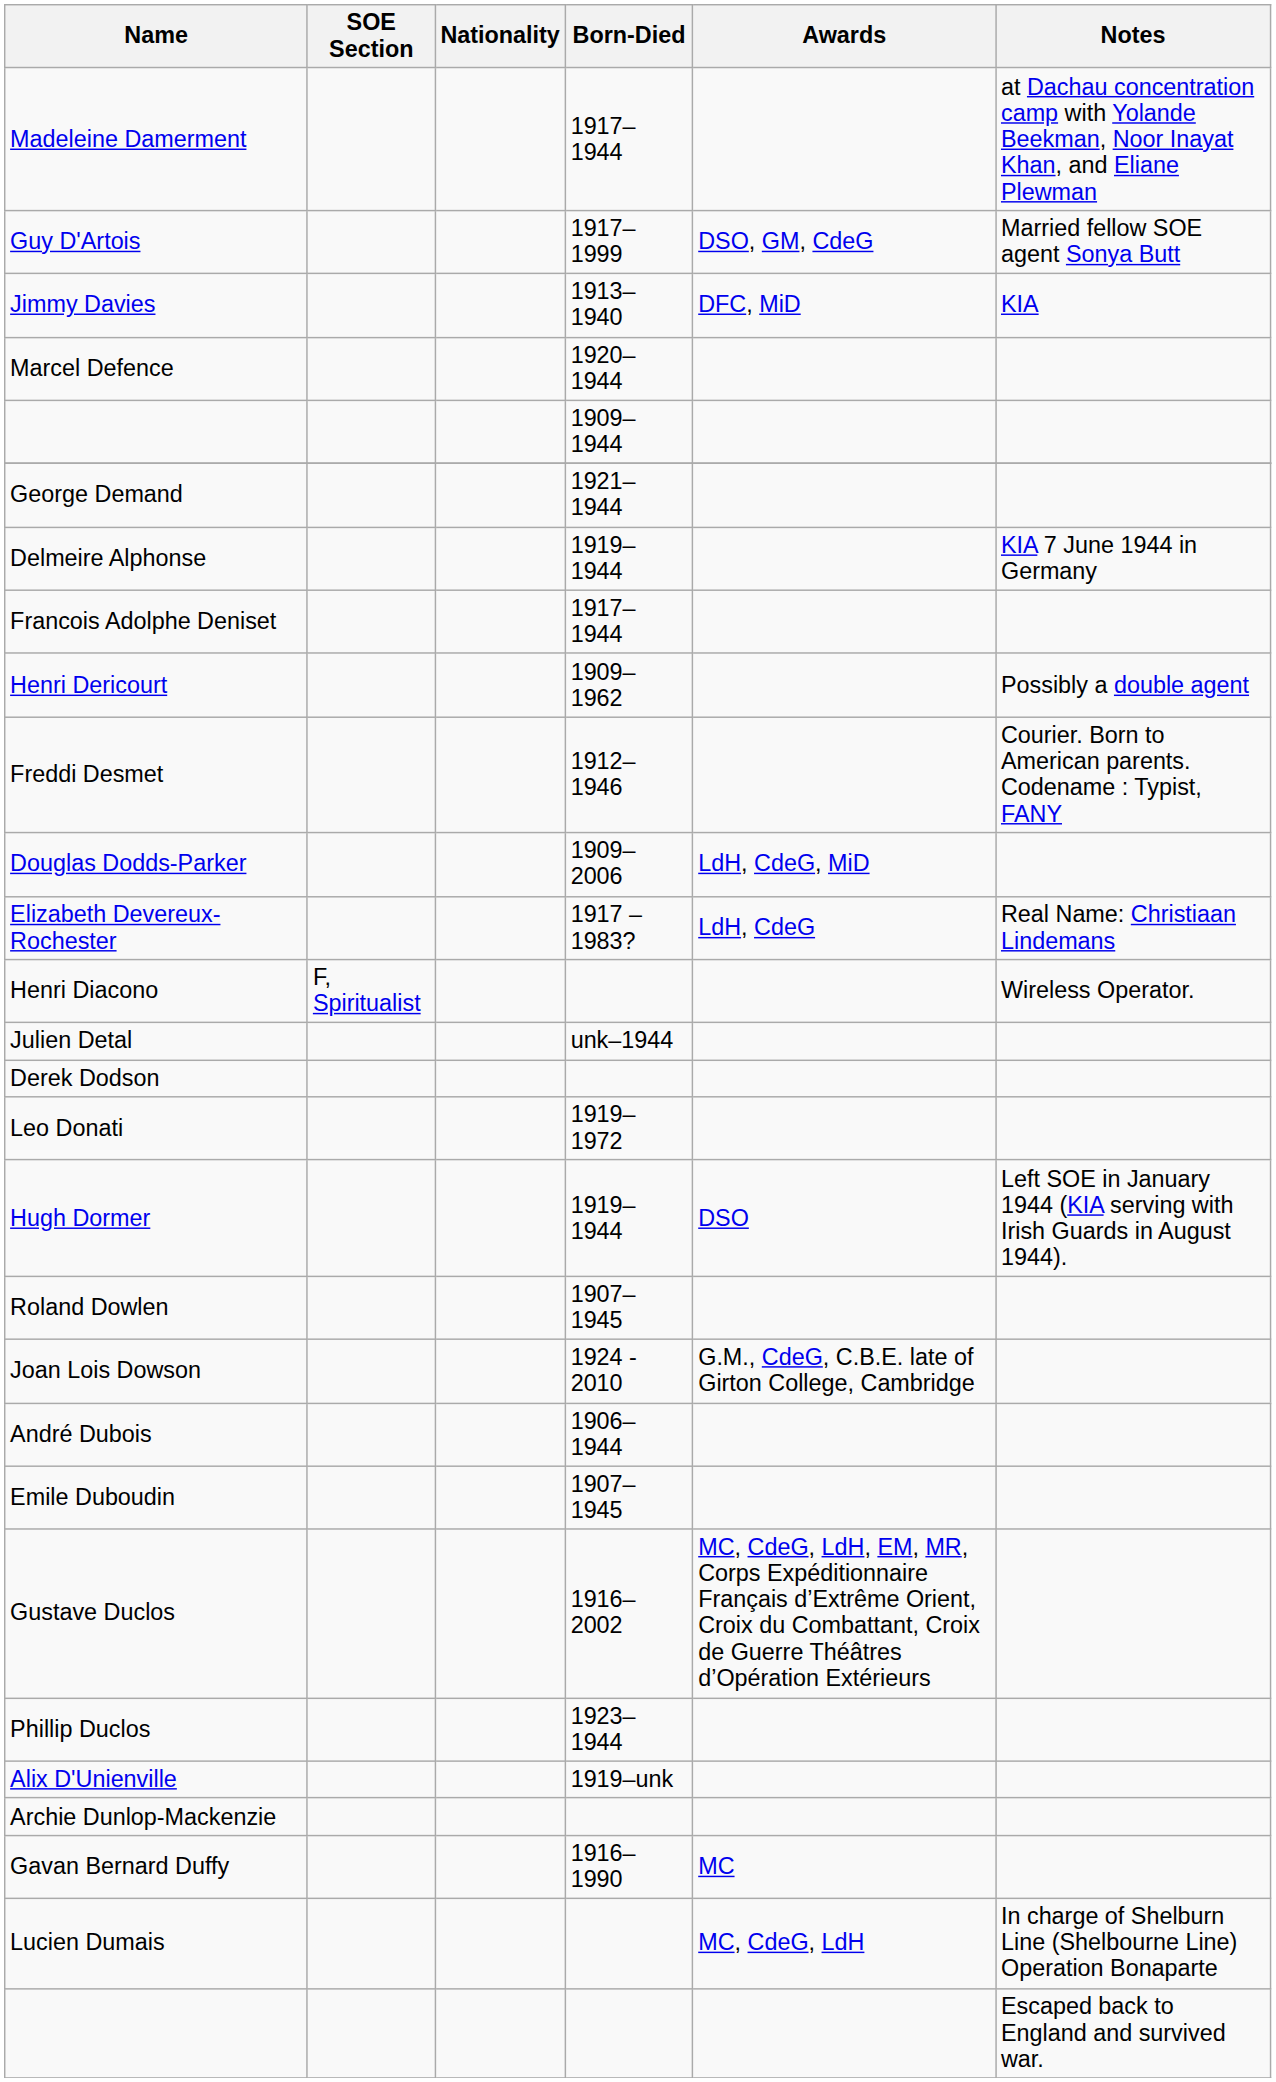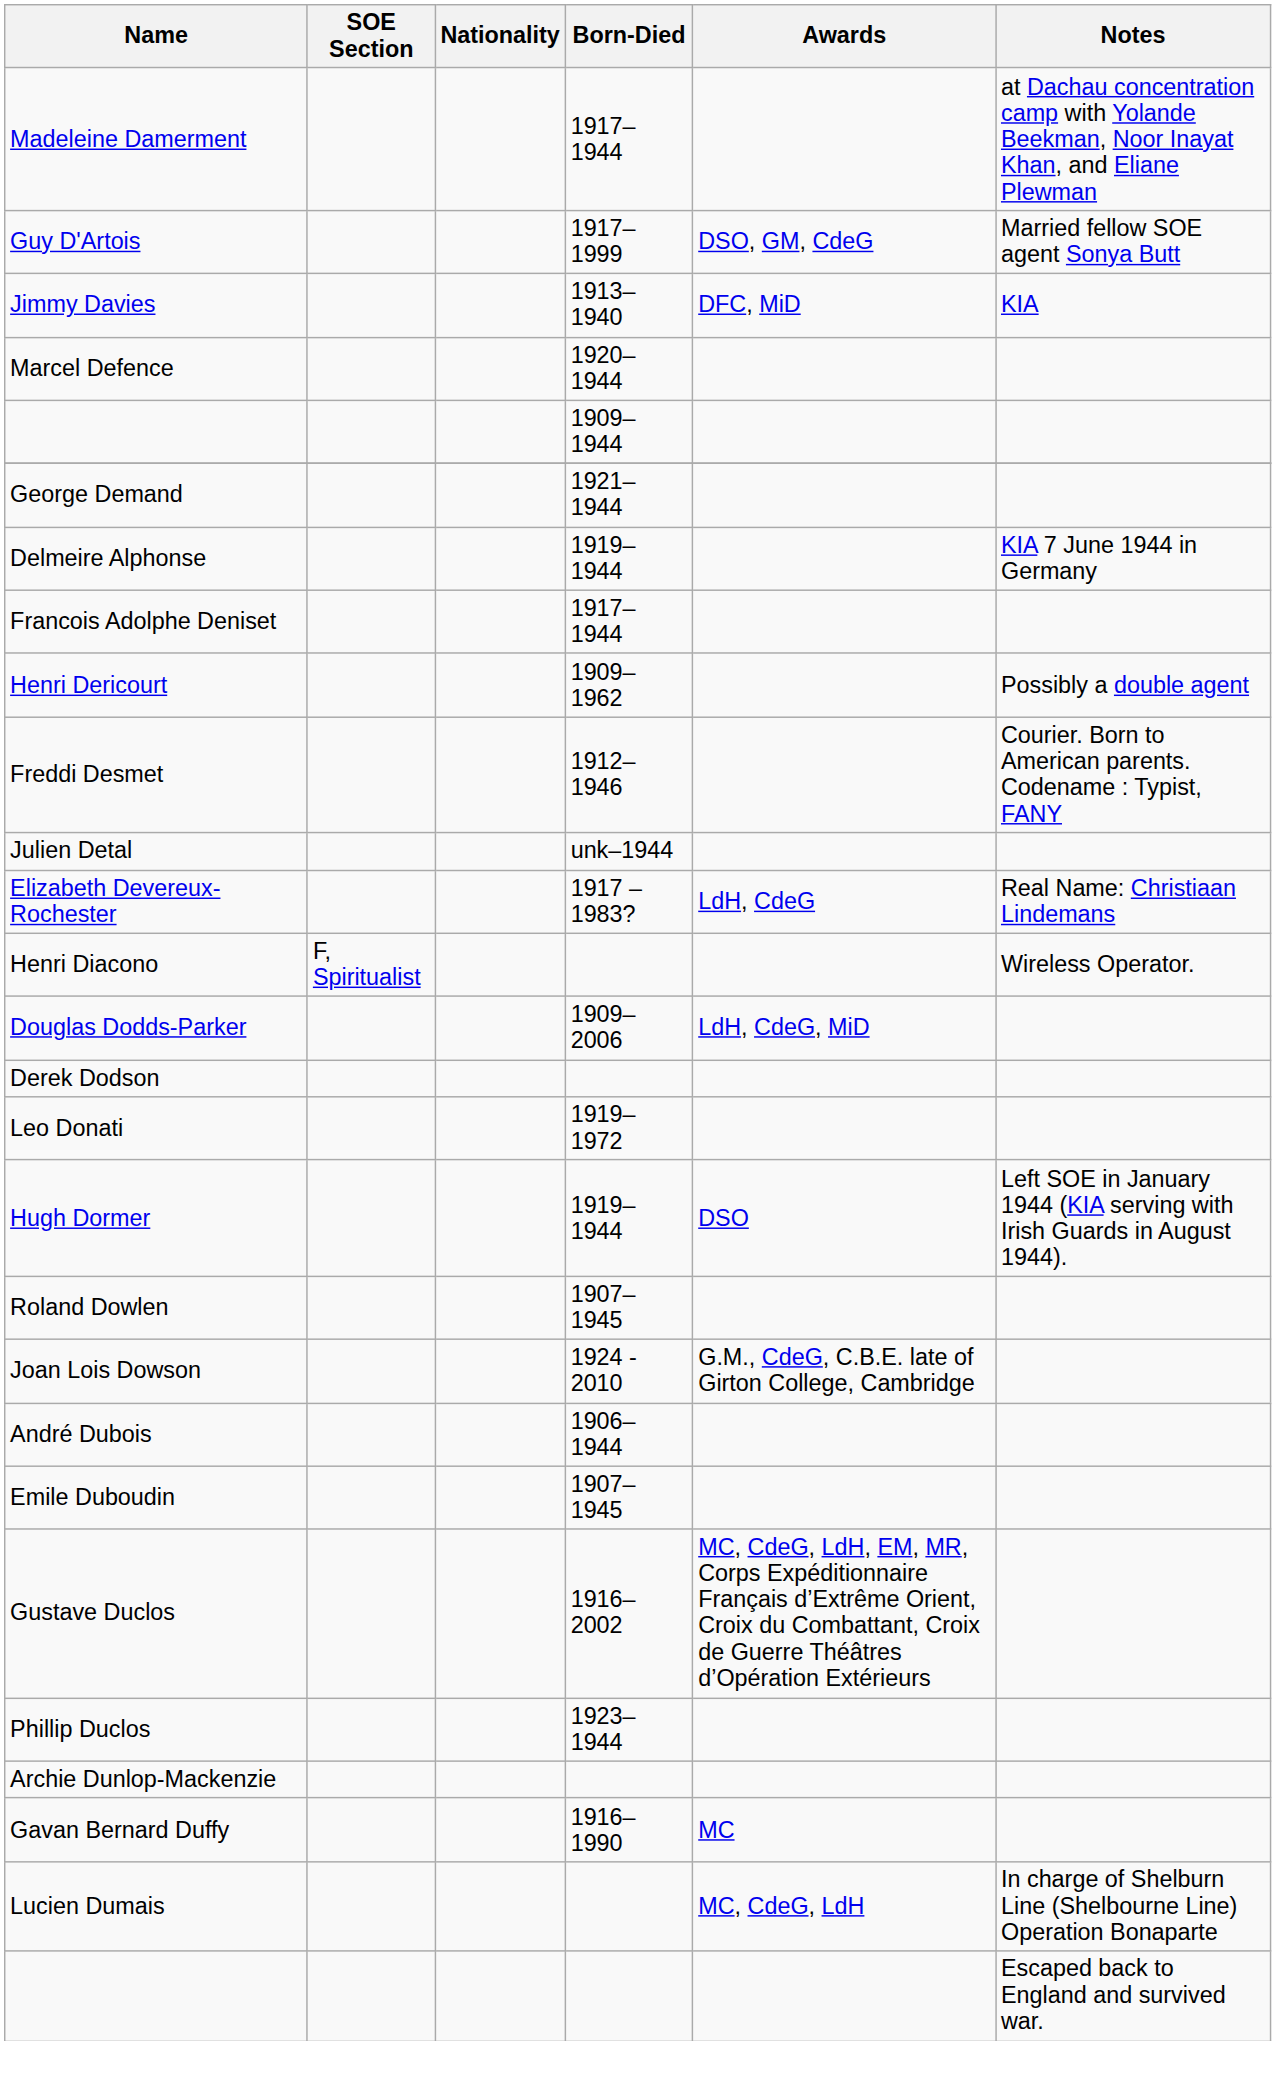rows swapped: (71, 1041) <-> (128, 864)
- row: (93, 1779)
